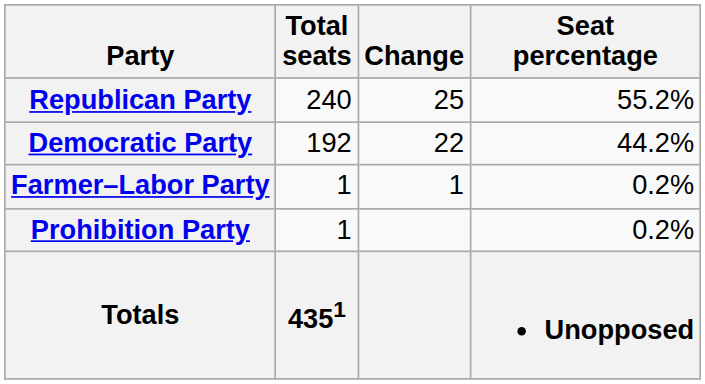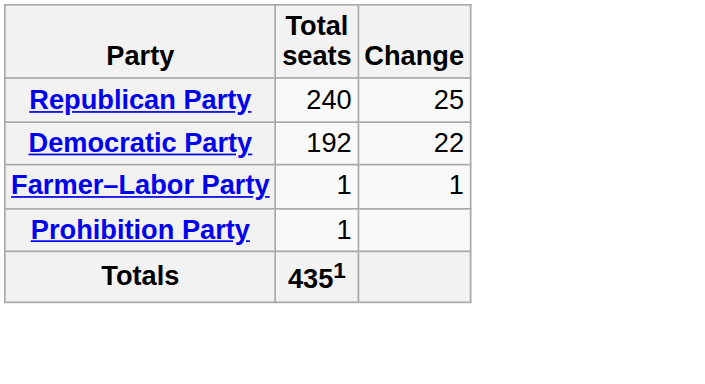- column: (585, 41)
